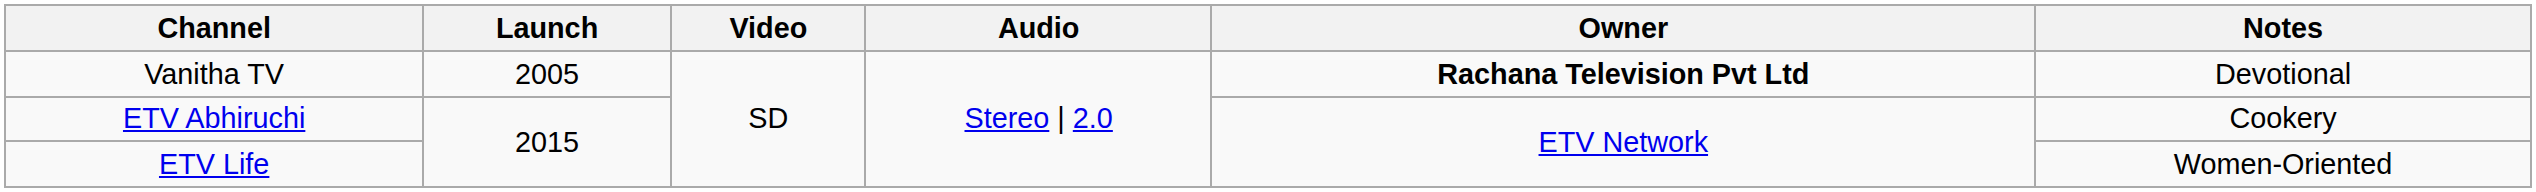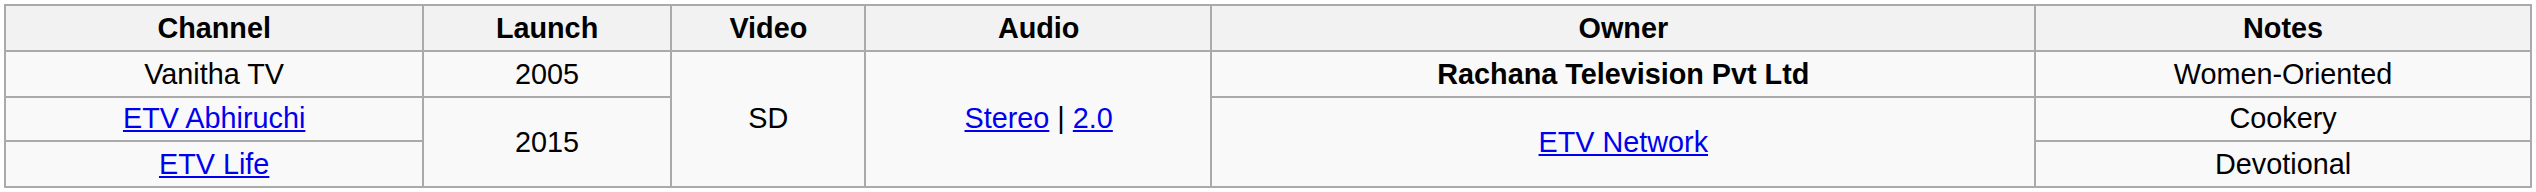(2283, 74) Devotional -> (2283, 74) Women-Oriented
(2283, 165) Women-Oriented -> (2283, 165) Devotional
